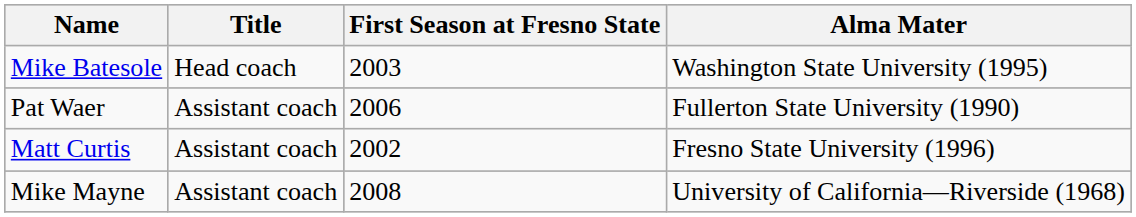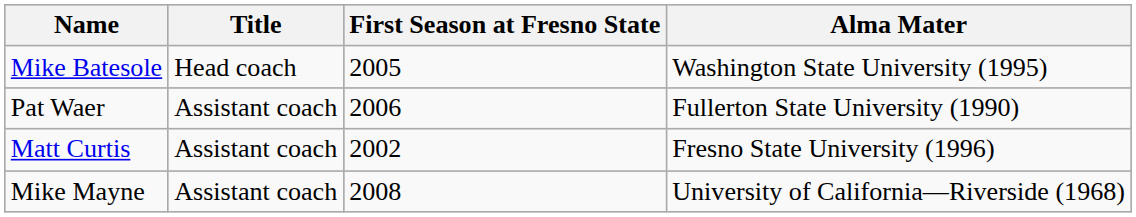(375, 66) 2003 -> (375, 66) 2005
